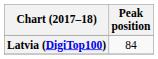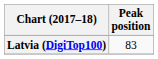(131, 44) 84 -> (131, 44) 83
